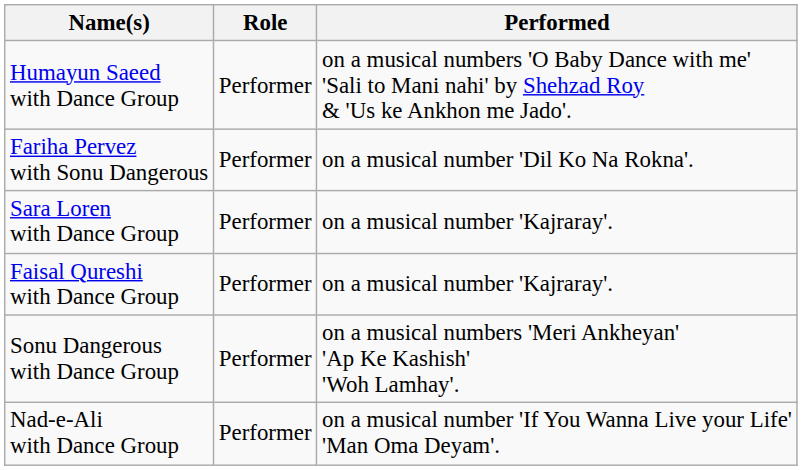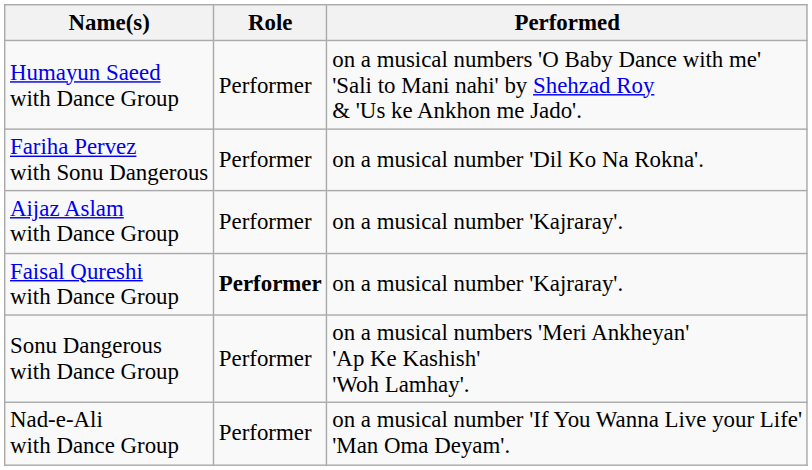- row: (94, 221)
+ row: (94, 221)
(265, 283) normal -> (270, 283) bold
